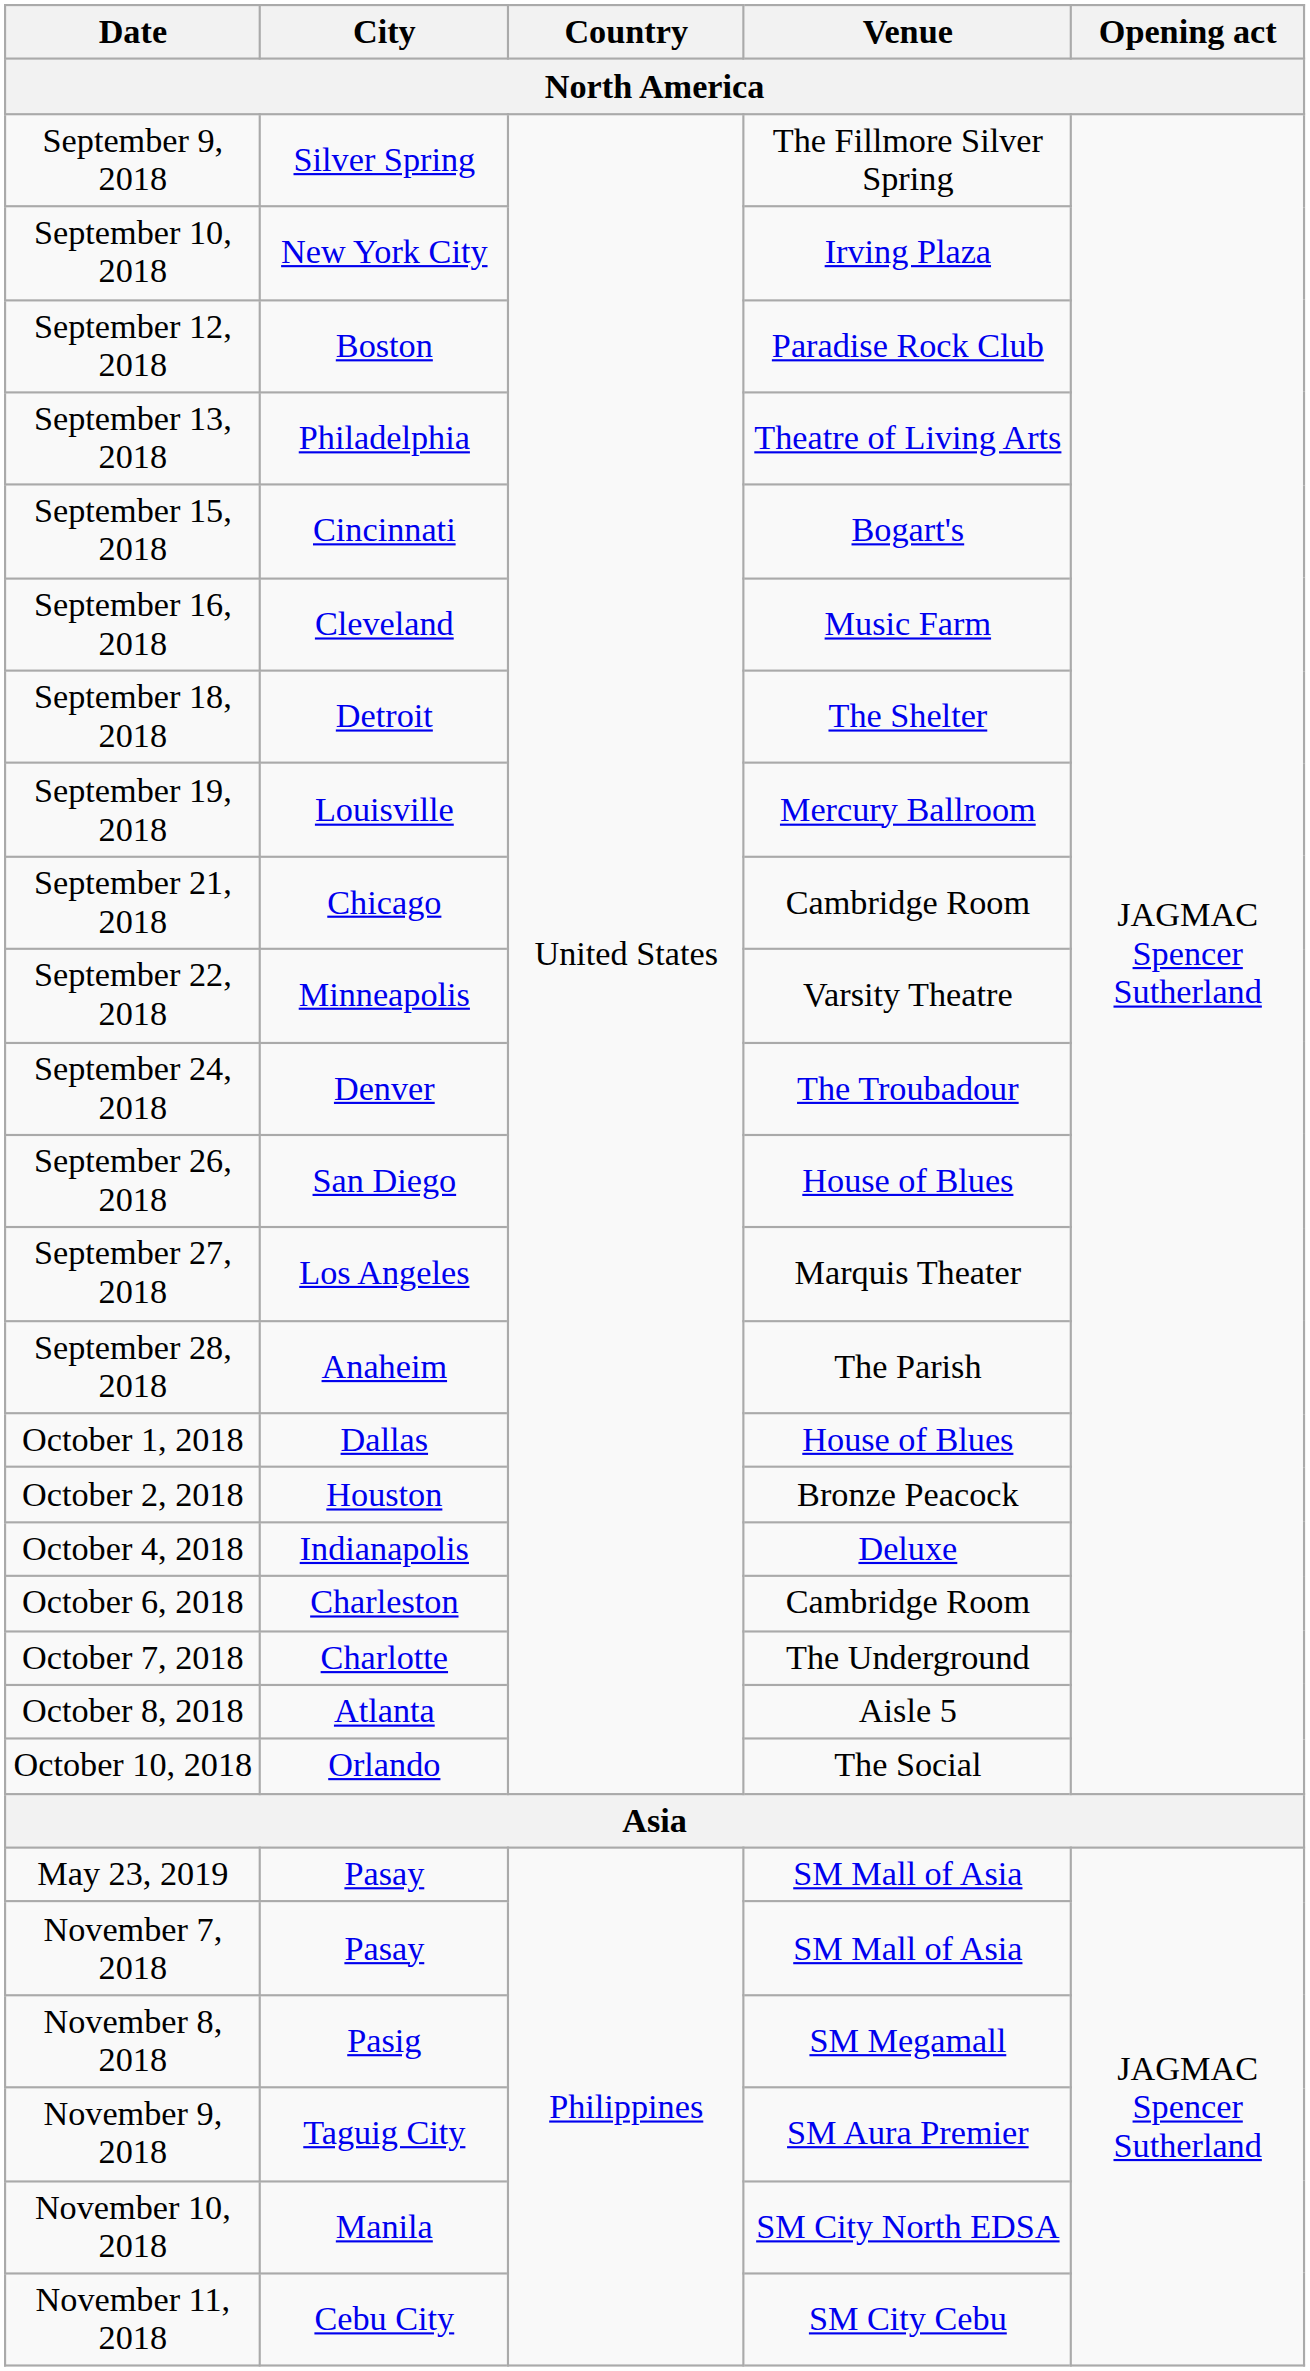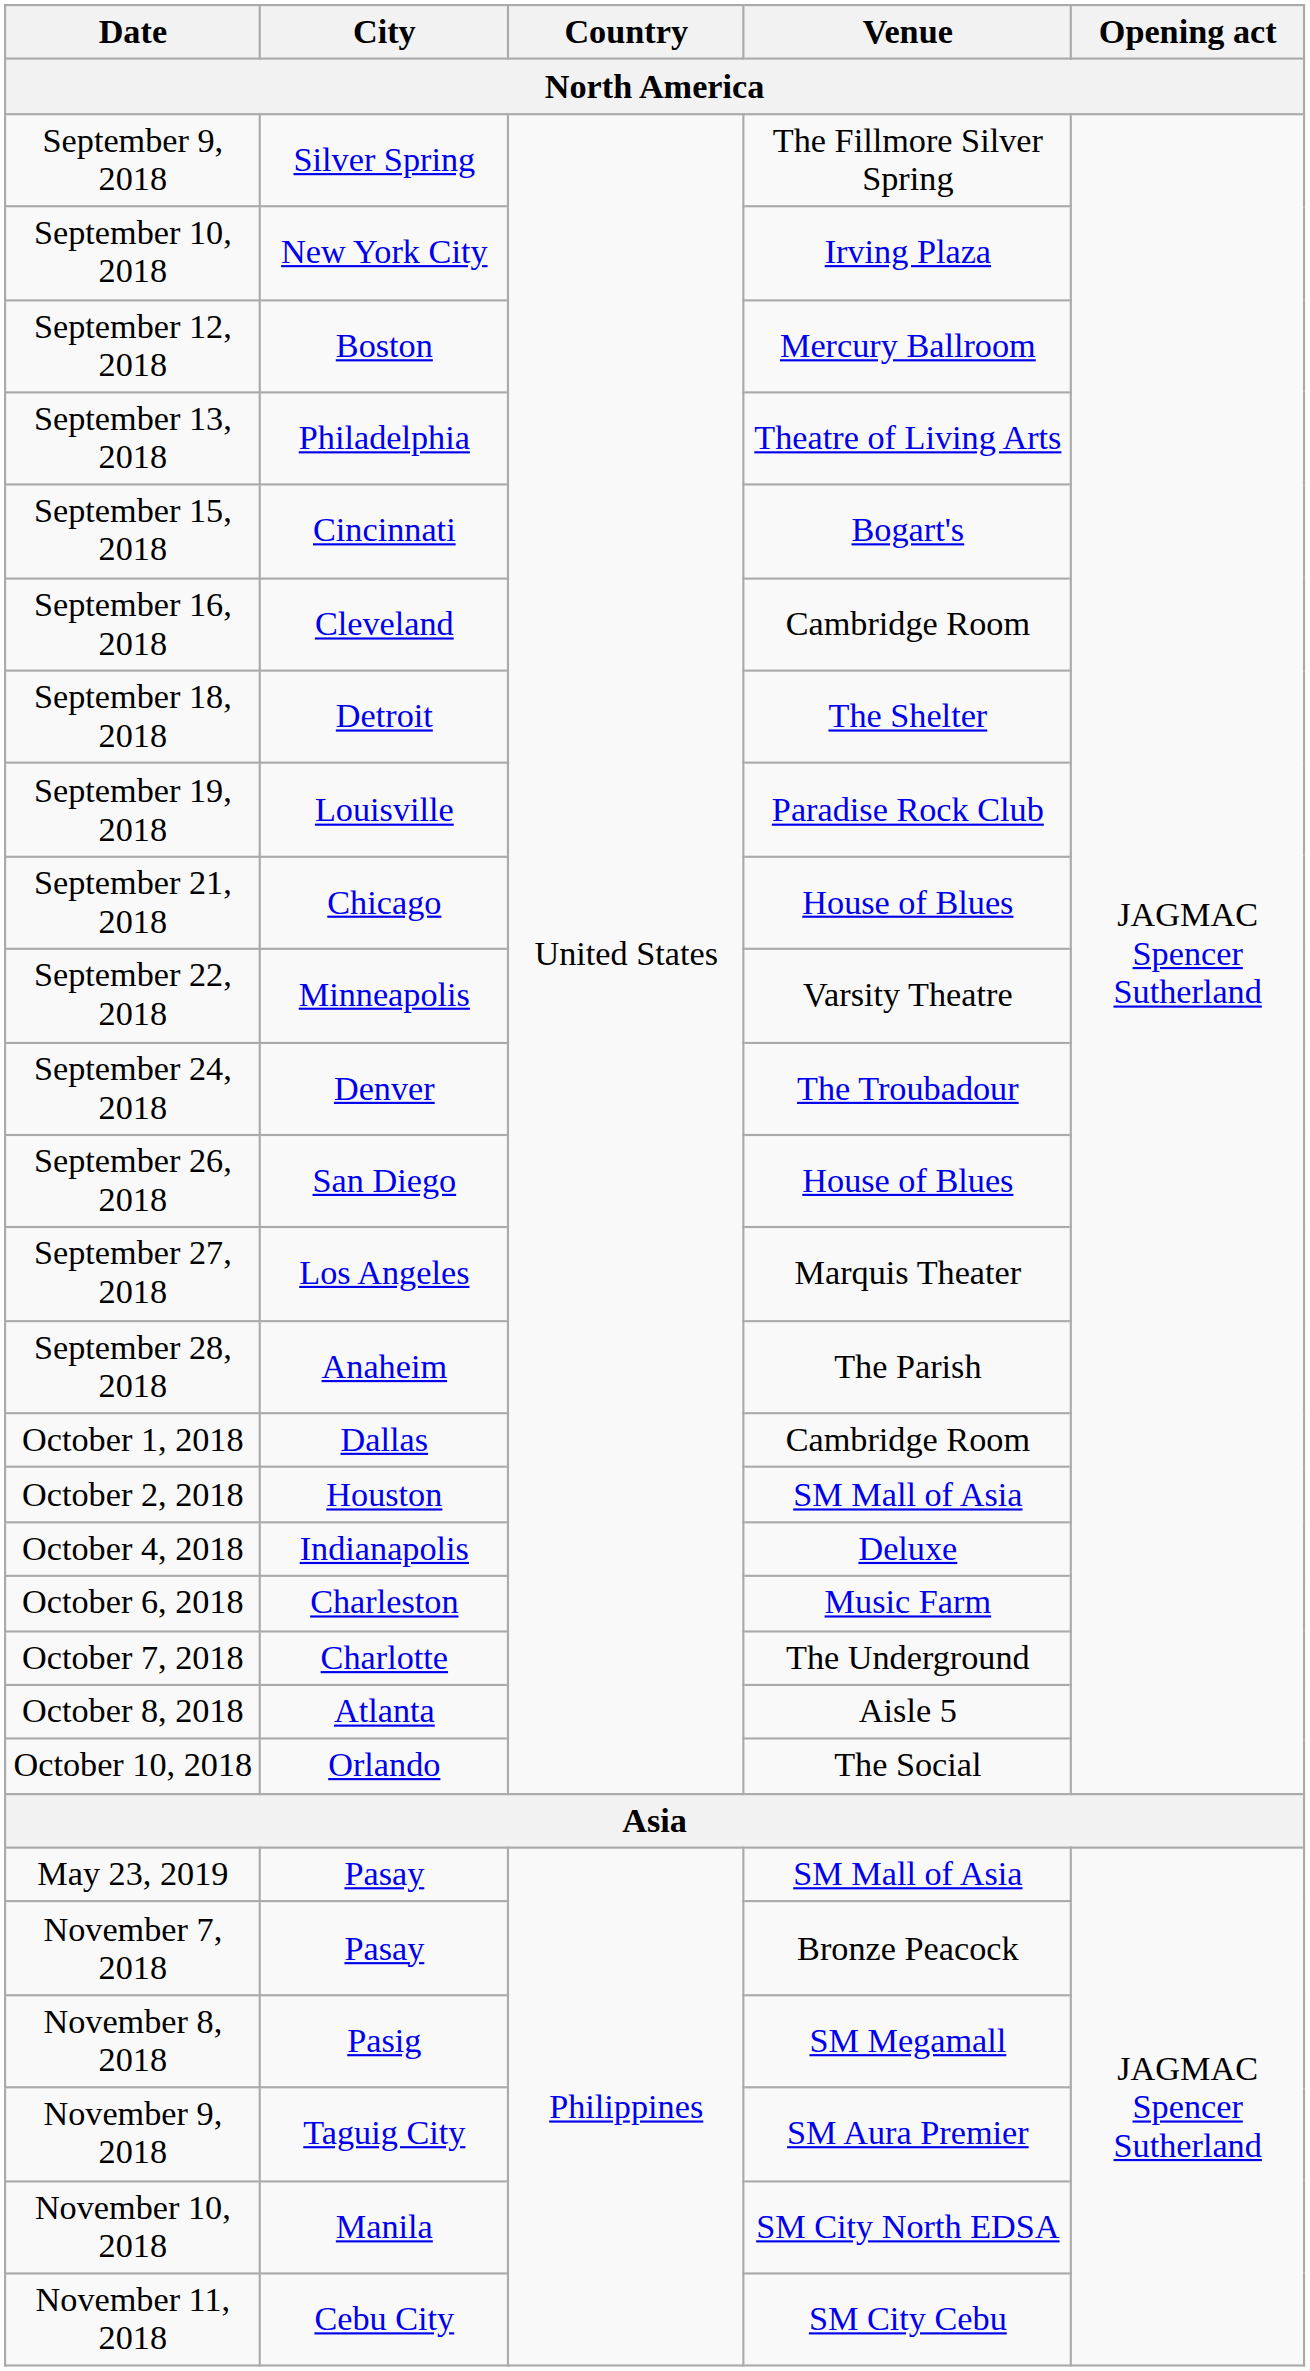(908, 345) Paradise Rock Club -> (908, 345) Mercury Ballroom
(908, 623) Music Farm -> (908, 623) Cambridge Room
(908, 809) Mercury Ballroom -> (908, 809) Paradise Rock Club
(908, 902) Cambridge Room -> (908, 902) House of Blues
(908, 1439) House of Blues -> (908, 1439) Cambridge Room
(908, 1494) Bronze Peacock -> (908, 1494) SM Mall of Asia
(908, 1602) Cambridge Room -> (908, 1602) Music Farm
(908, 1947) SM Mall of Asia -> (908, 1947) Bronze Peacock
